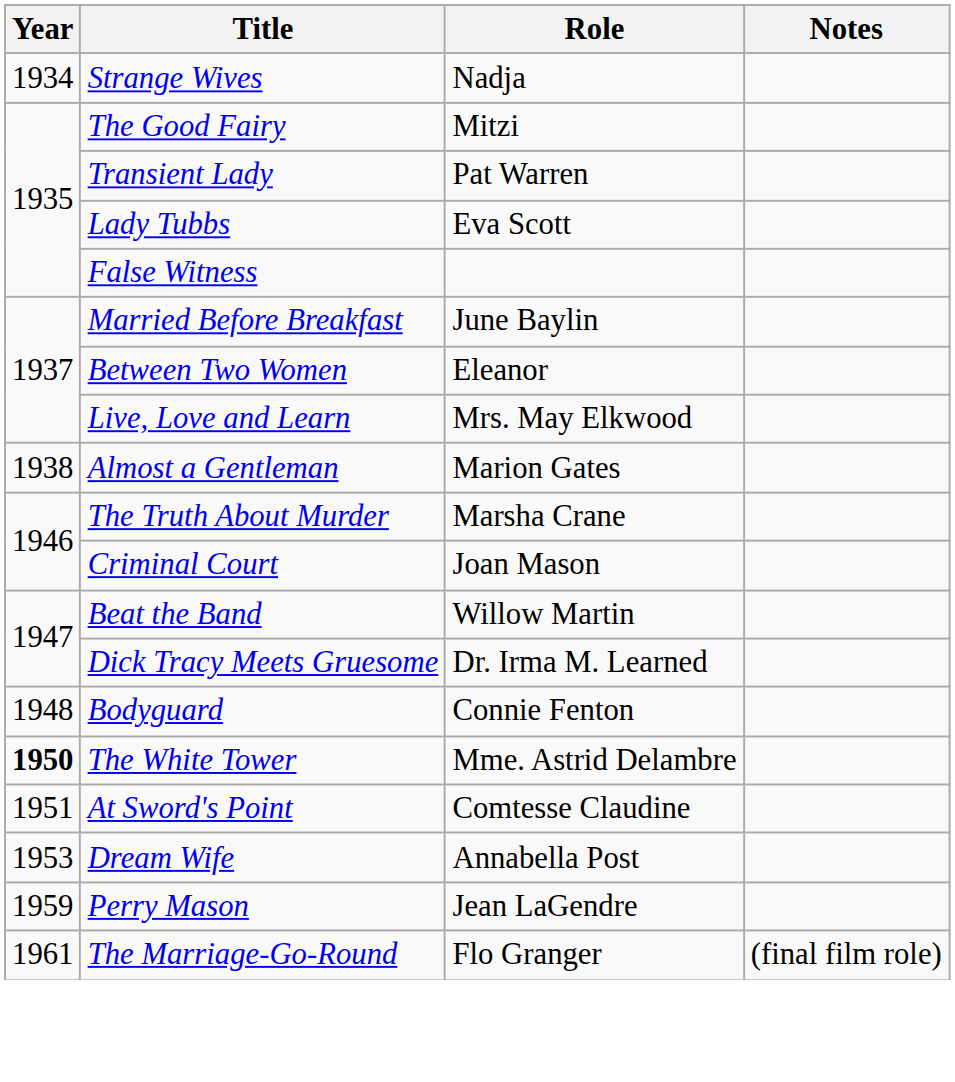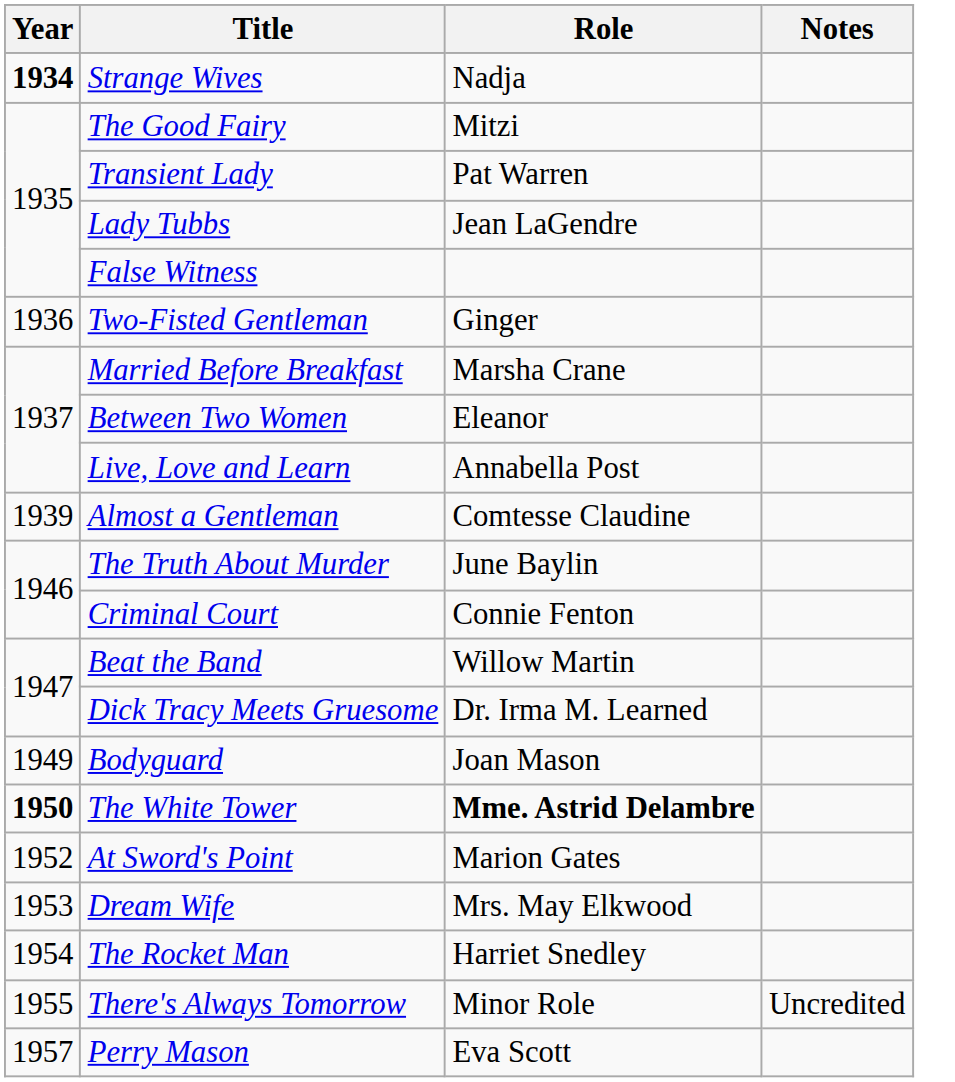(43, 77) normal -> (43, 77) bold
(512, 223) Eva Scott -> (545, 223) Jean LaGendre
+ row: (228, 321)
(525, 321) June Baylin -> (539, 369) Marsha Crane
(572, 418) Mrs. May Elkwood -> (546, 467) Annabella Post
(43, 467) 1938 -> (43, 516) 1939
(536, 467) Marion Gates -> (571, 516) Comtesse Claudine
(539, 516) Marsha Crane -> (525, 564) June Baylin
(526, 564) Joan Mason -> (543, 613) Connie Fenton
(43, 710) 1948 -> (43, 759) 1949
(543, 710) Connie Fenton -> (526, 759) Joan Mason
(594, 759) normal -> (604, 808) bold
(43, 808) 1951 -> (43, 857) 1952
(571, 808) Comtesse Claudine -> (536, 857) Marion Gates
(546, 857) Annabella Post -> (572, 905) Mrs. May Elkwood
+ row: (188, 954)
+ row: (247, 1003)
(43, 905) 1959 -> (43, 1051) 1957
(545, 905) Jean LaGendre -> (512, 1051) Eva Scott
- row: (242, 954)
